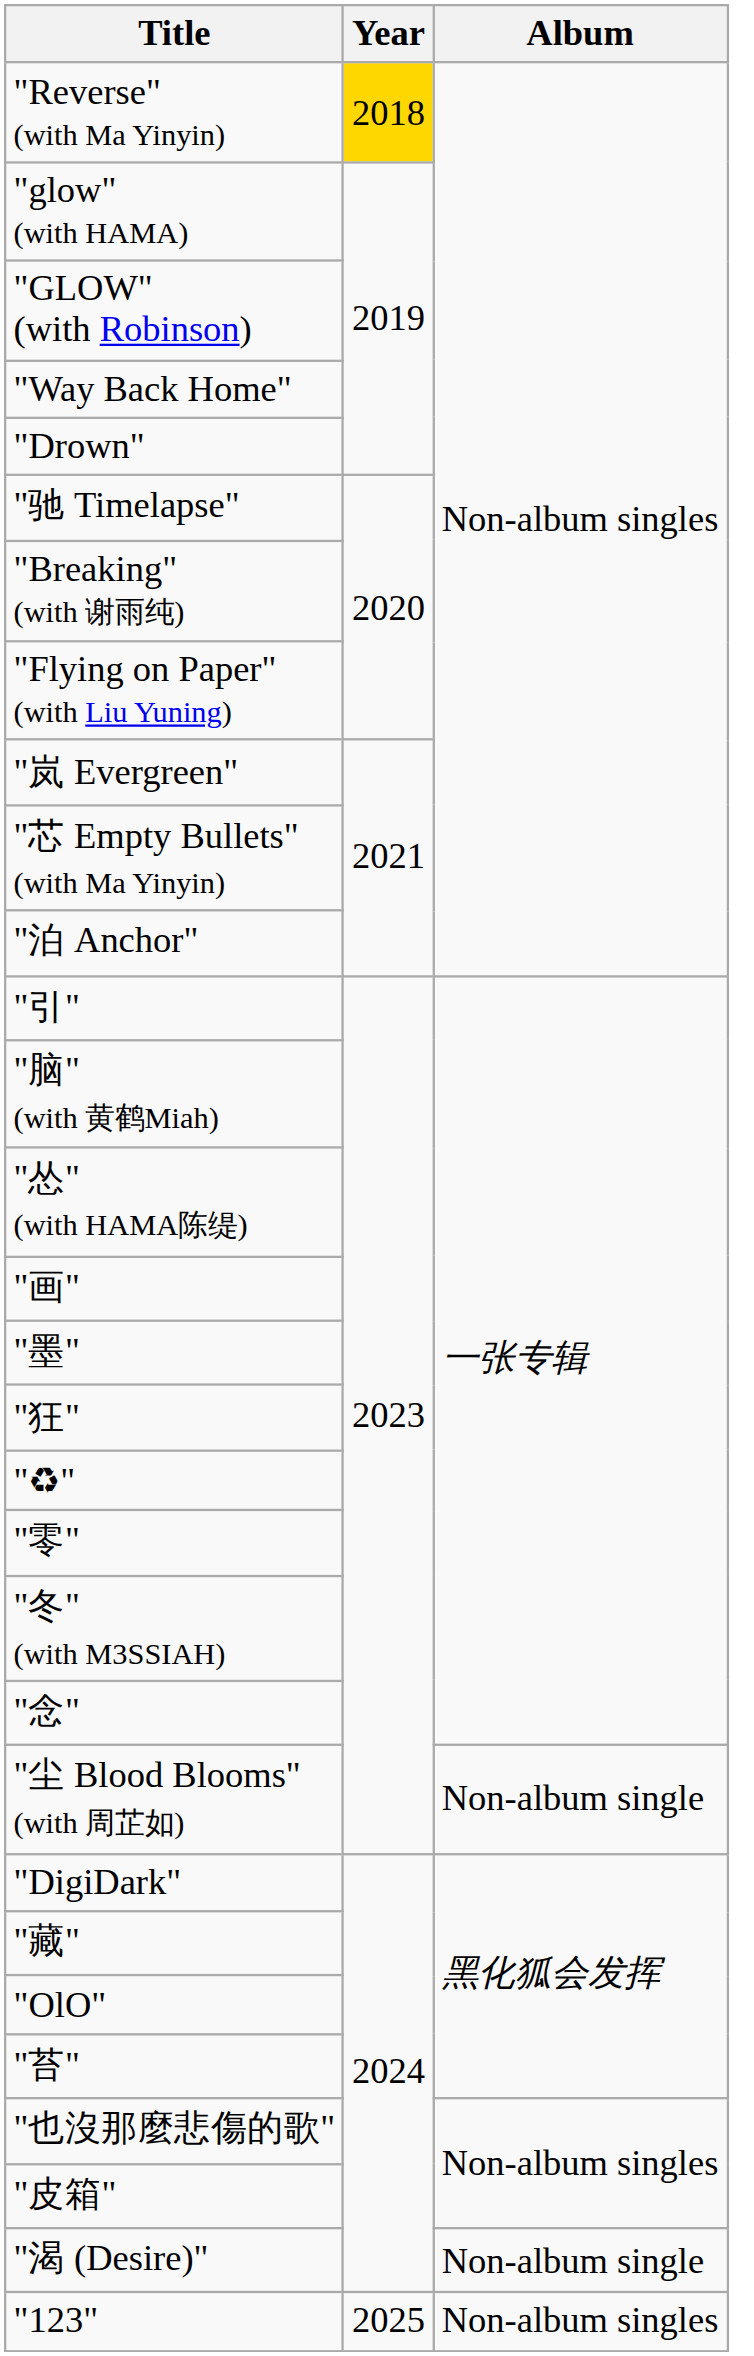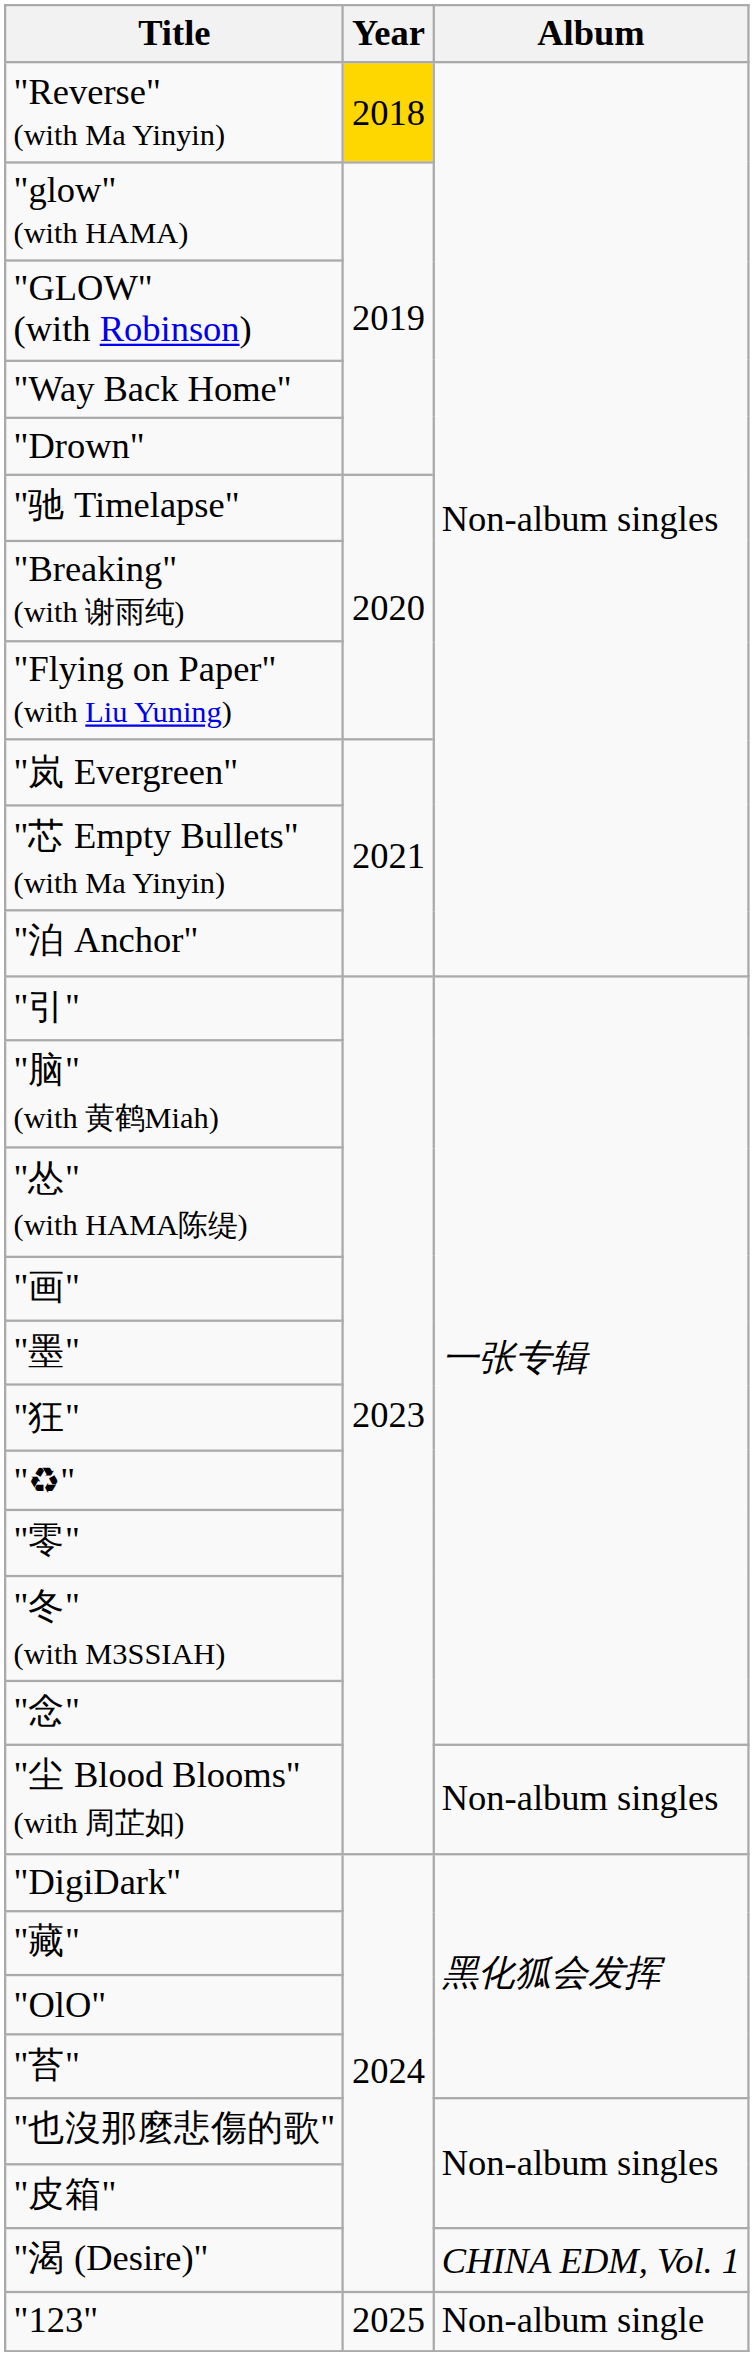(573, 1798) Non-album single -> (580, 1798) Non-album singles
(573, 2259) Non-album single -> (591, 2259) CHINA EDM, Vol. 1
(580, 2320) Non-album singles -> (573, 2320) Non-album single
